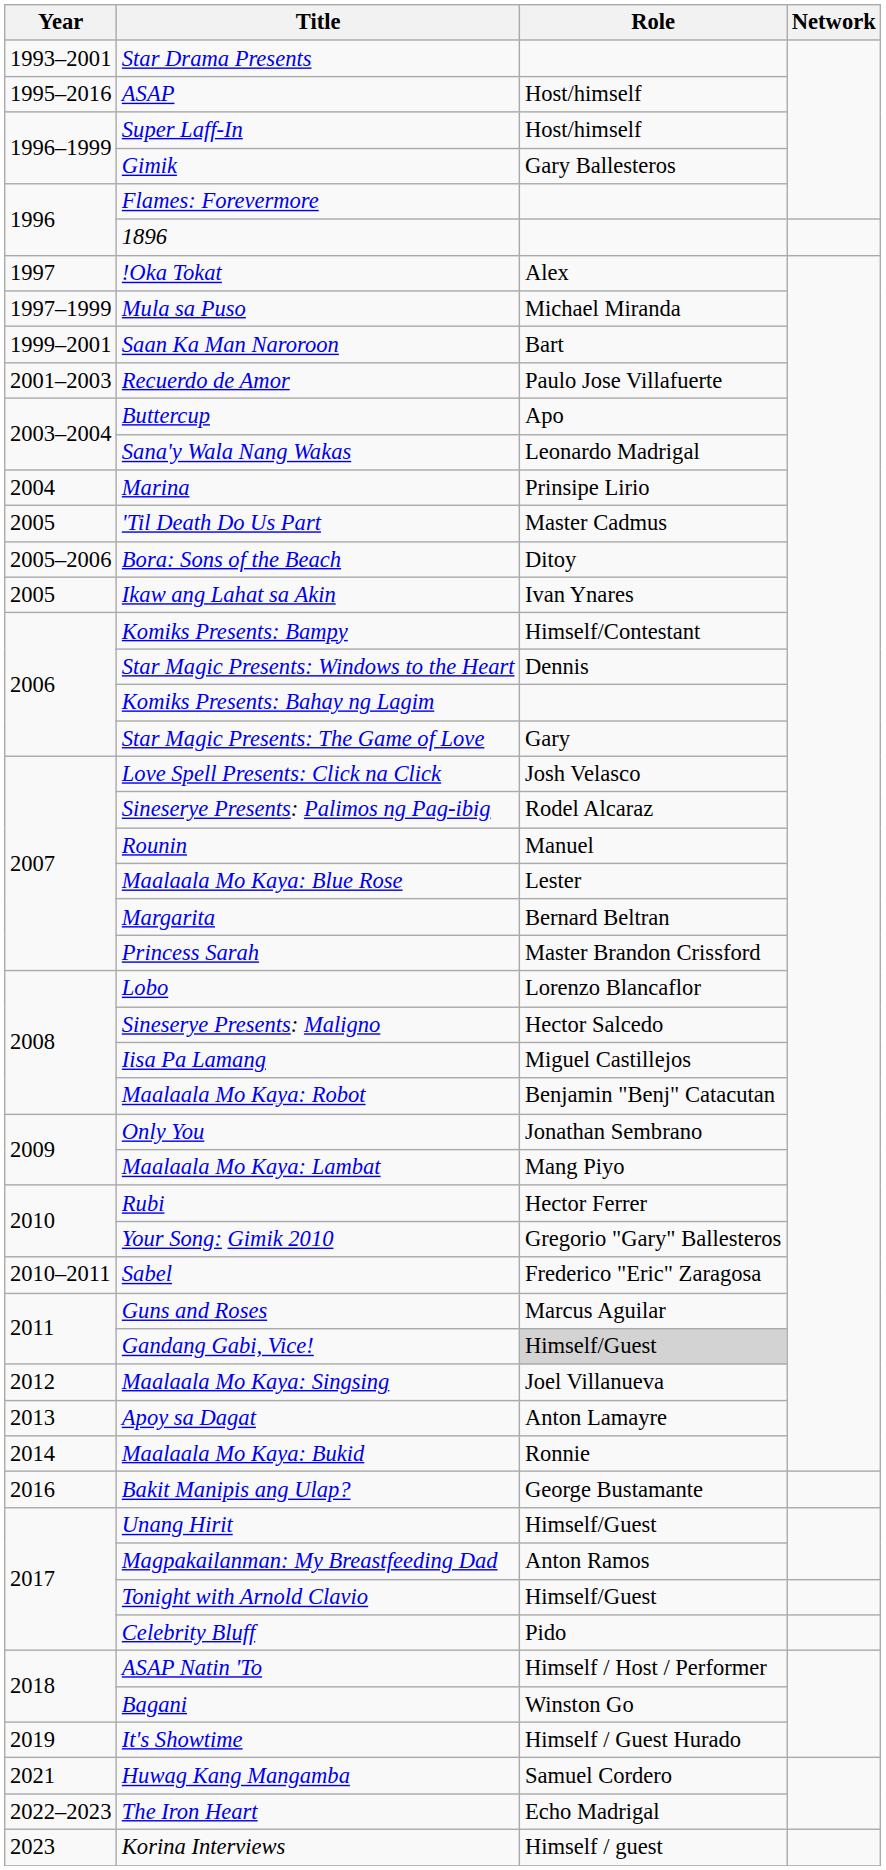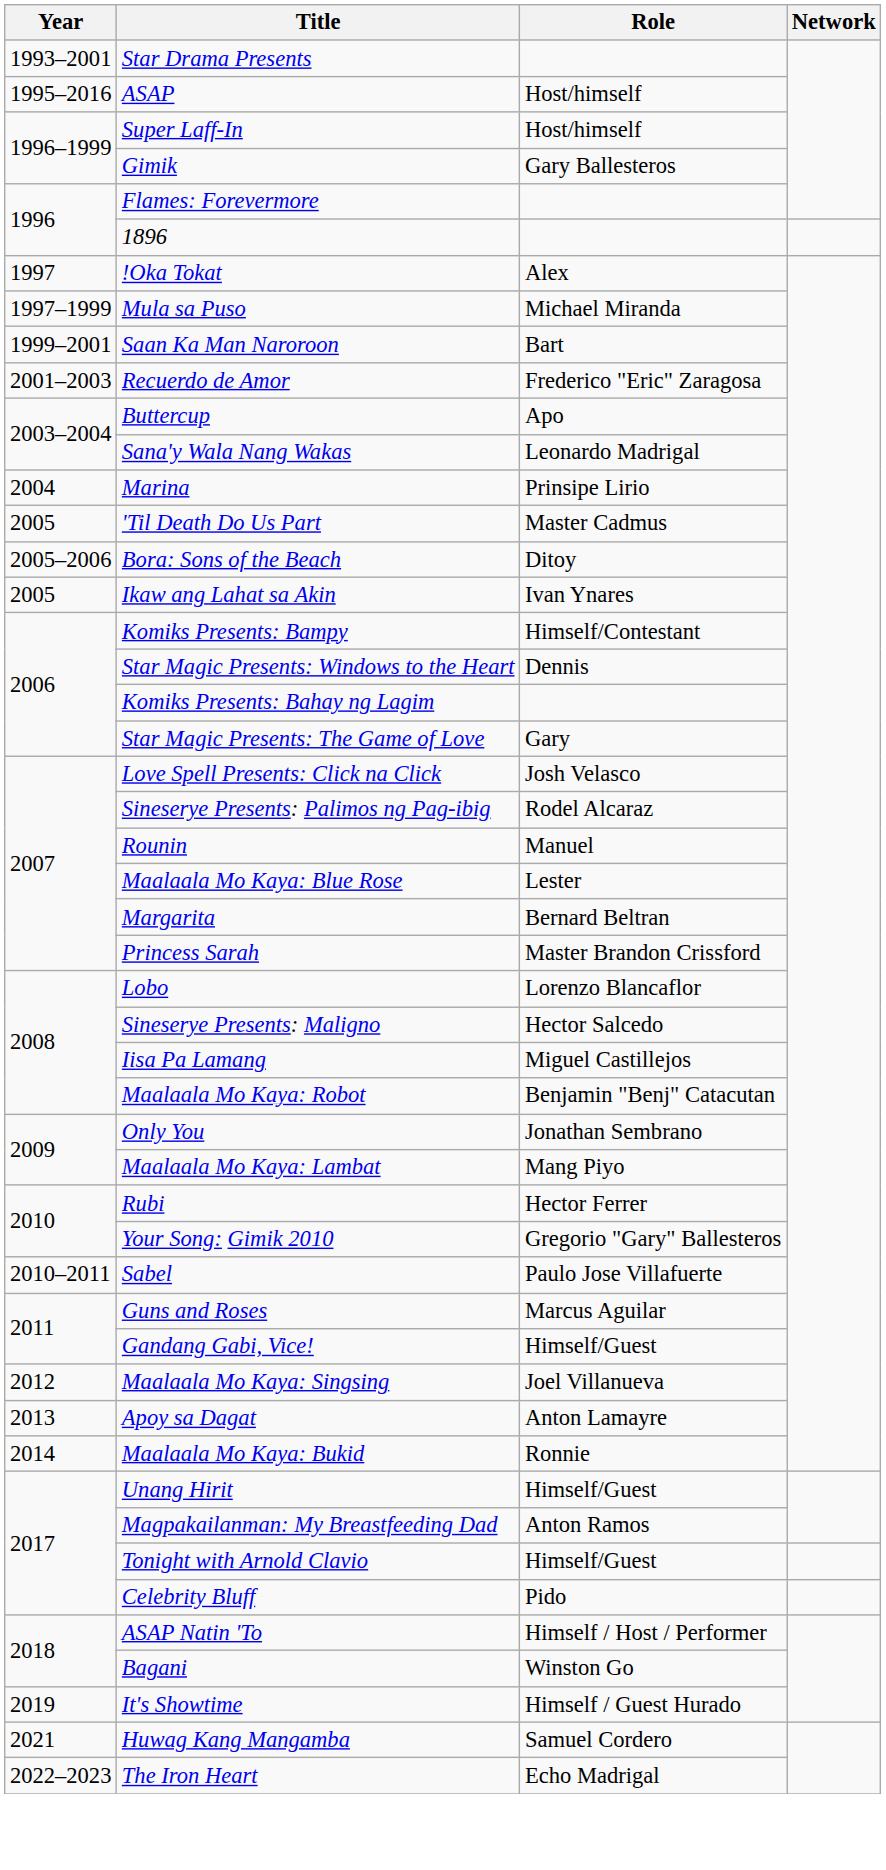(624, 380) Paulo Jose Villafuerte -> (643, 380) Frederico "Eric" Zaragosa
(643, 1274) Frederico "Eric" Zaragosa -> (624, 1274) Paulo Jose Villafuerte
(591, 1346) lightgrey background -> (591, 1346) no background
- row: (236, 1489)
- row: (204, 1847)
